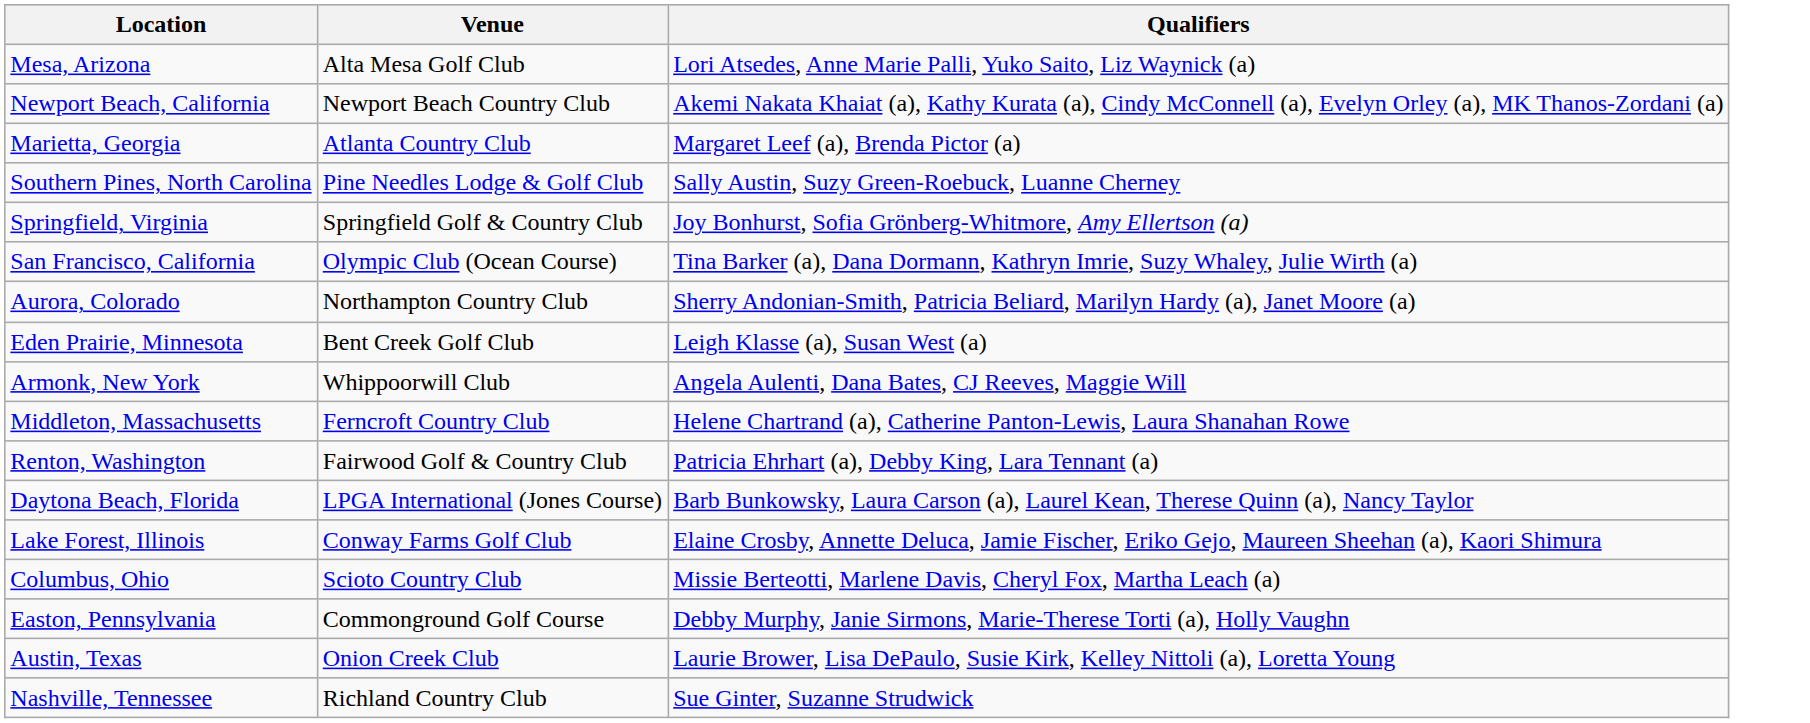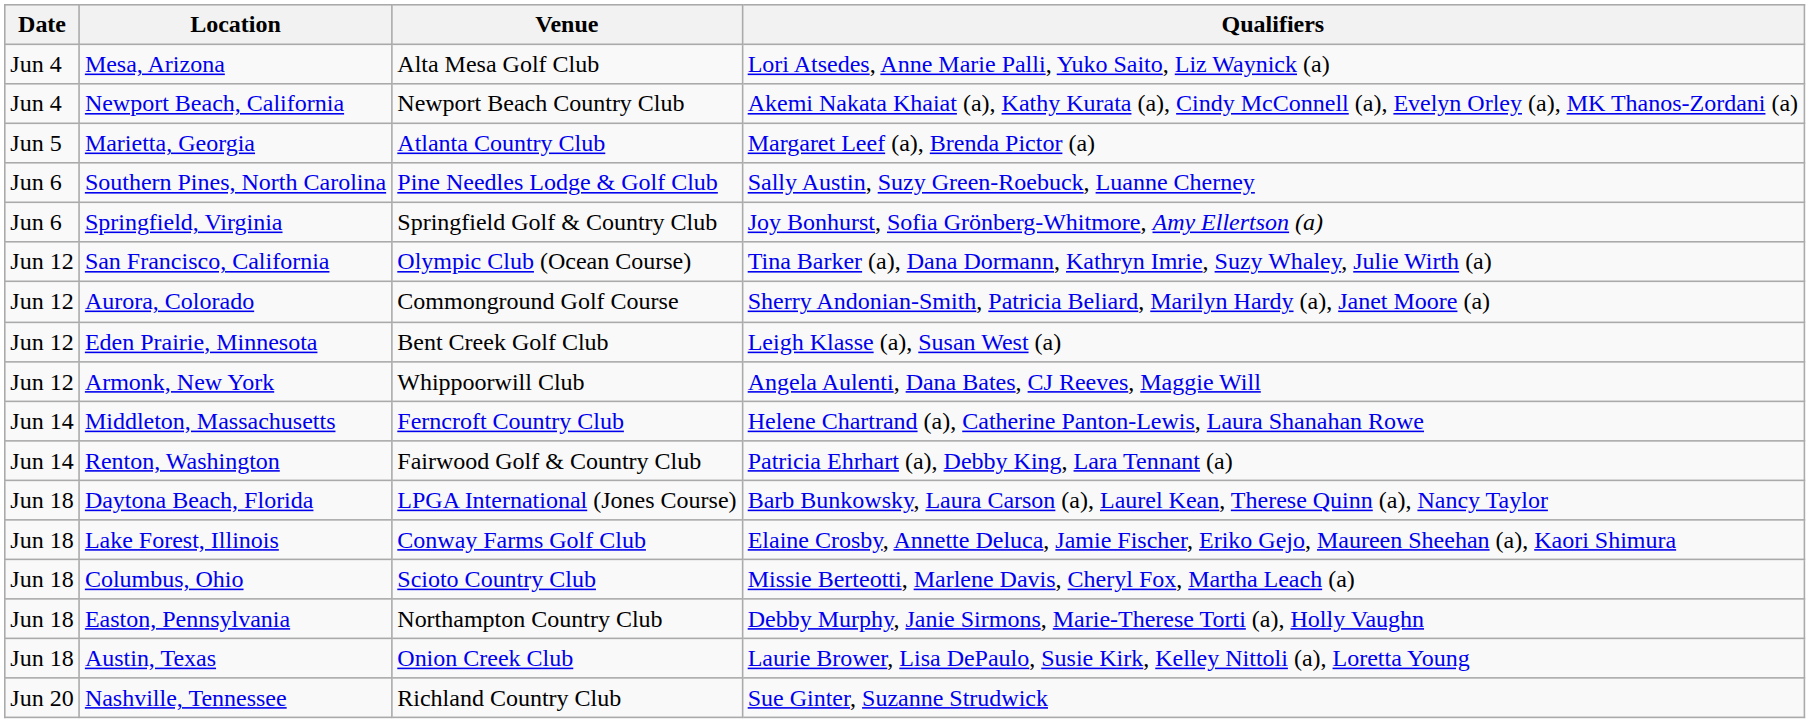+ column: (42, 24)
(455, 301) Northampton Country Club -> (538, 301) Commonground Golf Course
(463, 618) Commonground Golf Course -> (530, 618) Northampton Country Club
